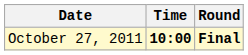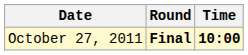columns swapped: (170, 16) <-> (219, 16)
